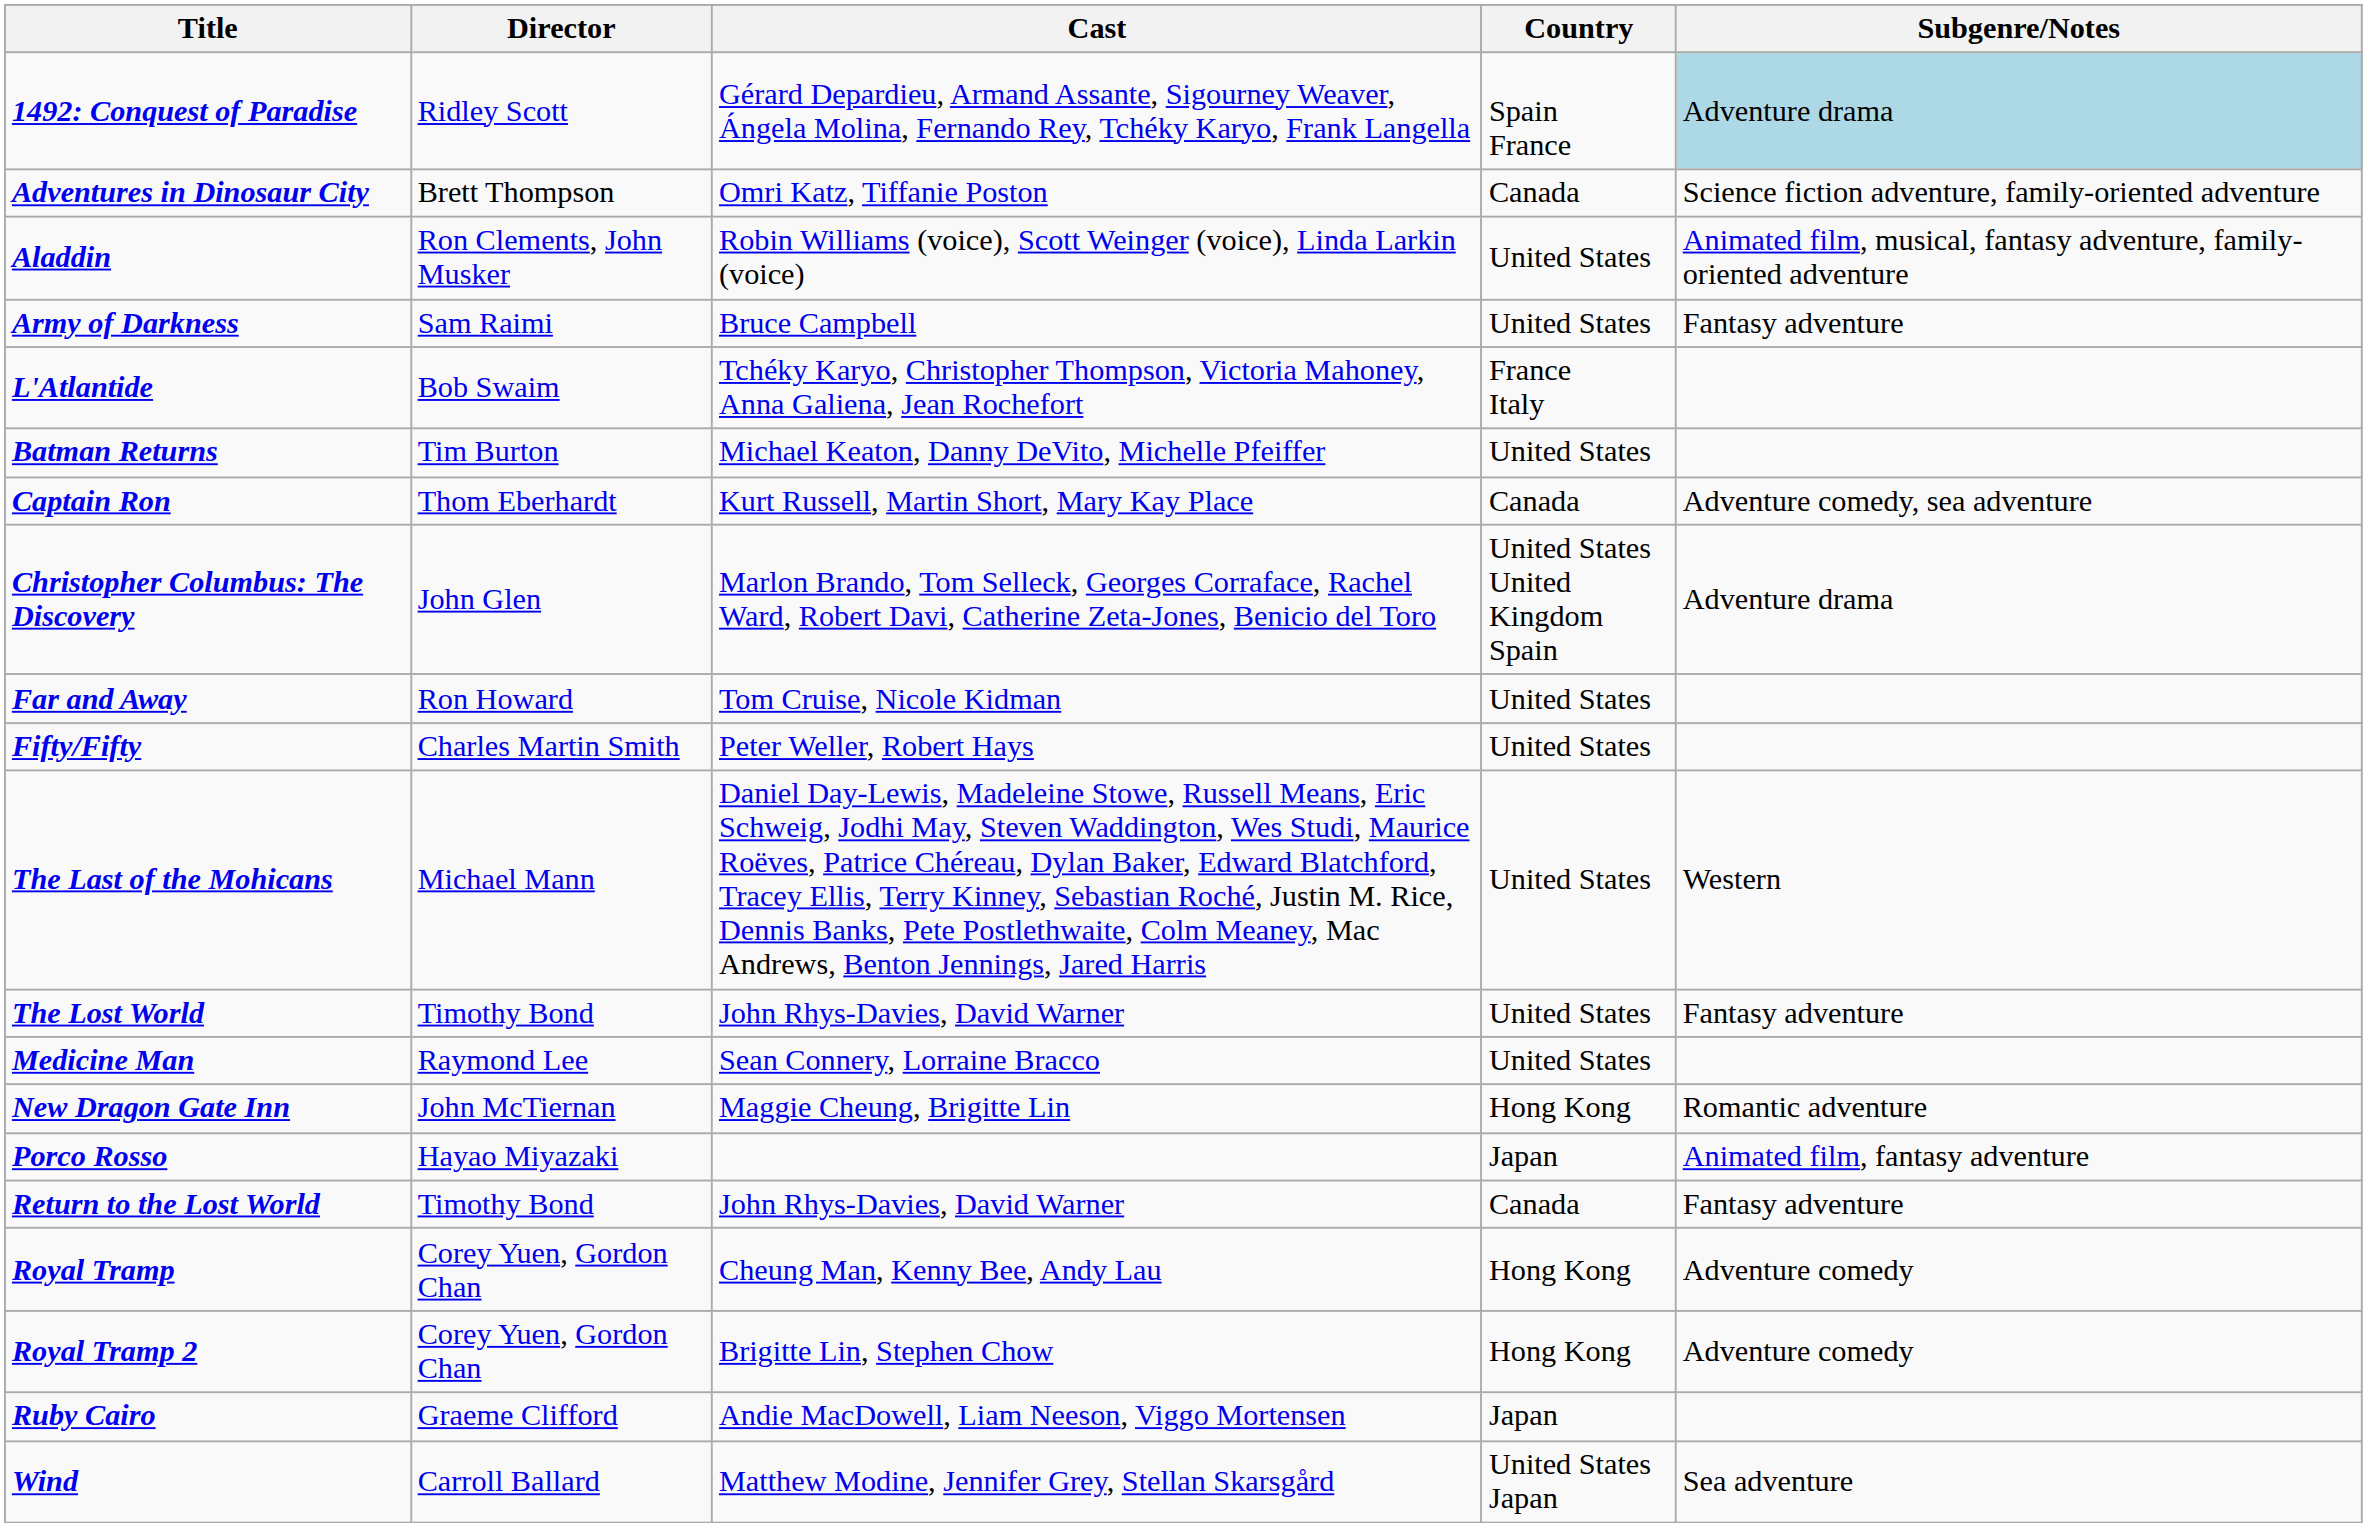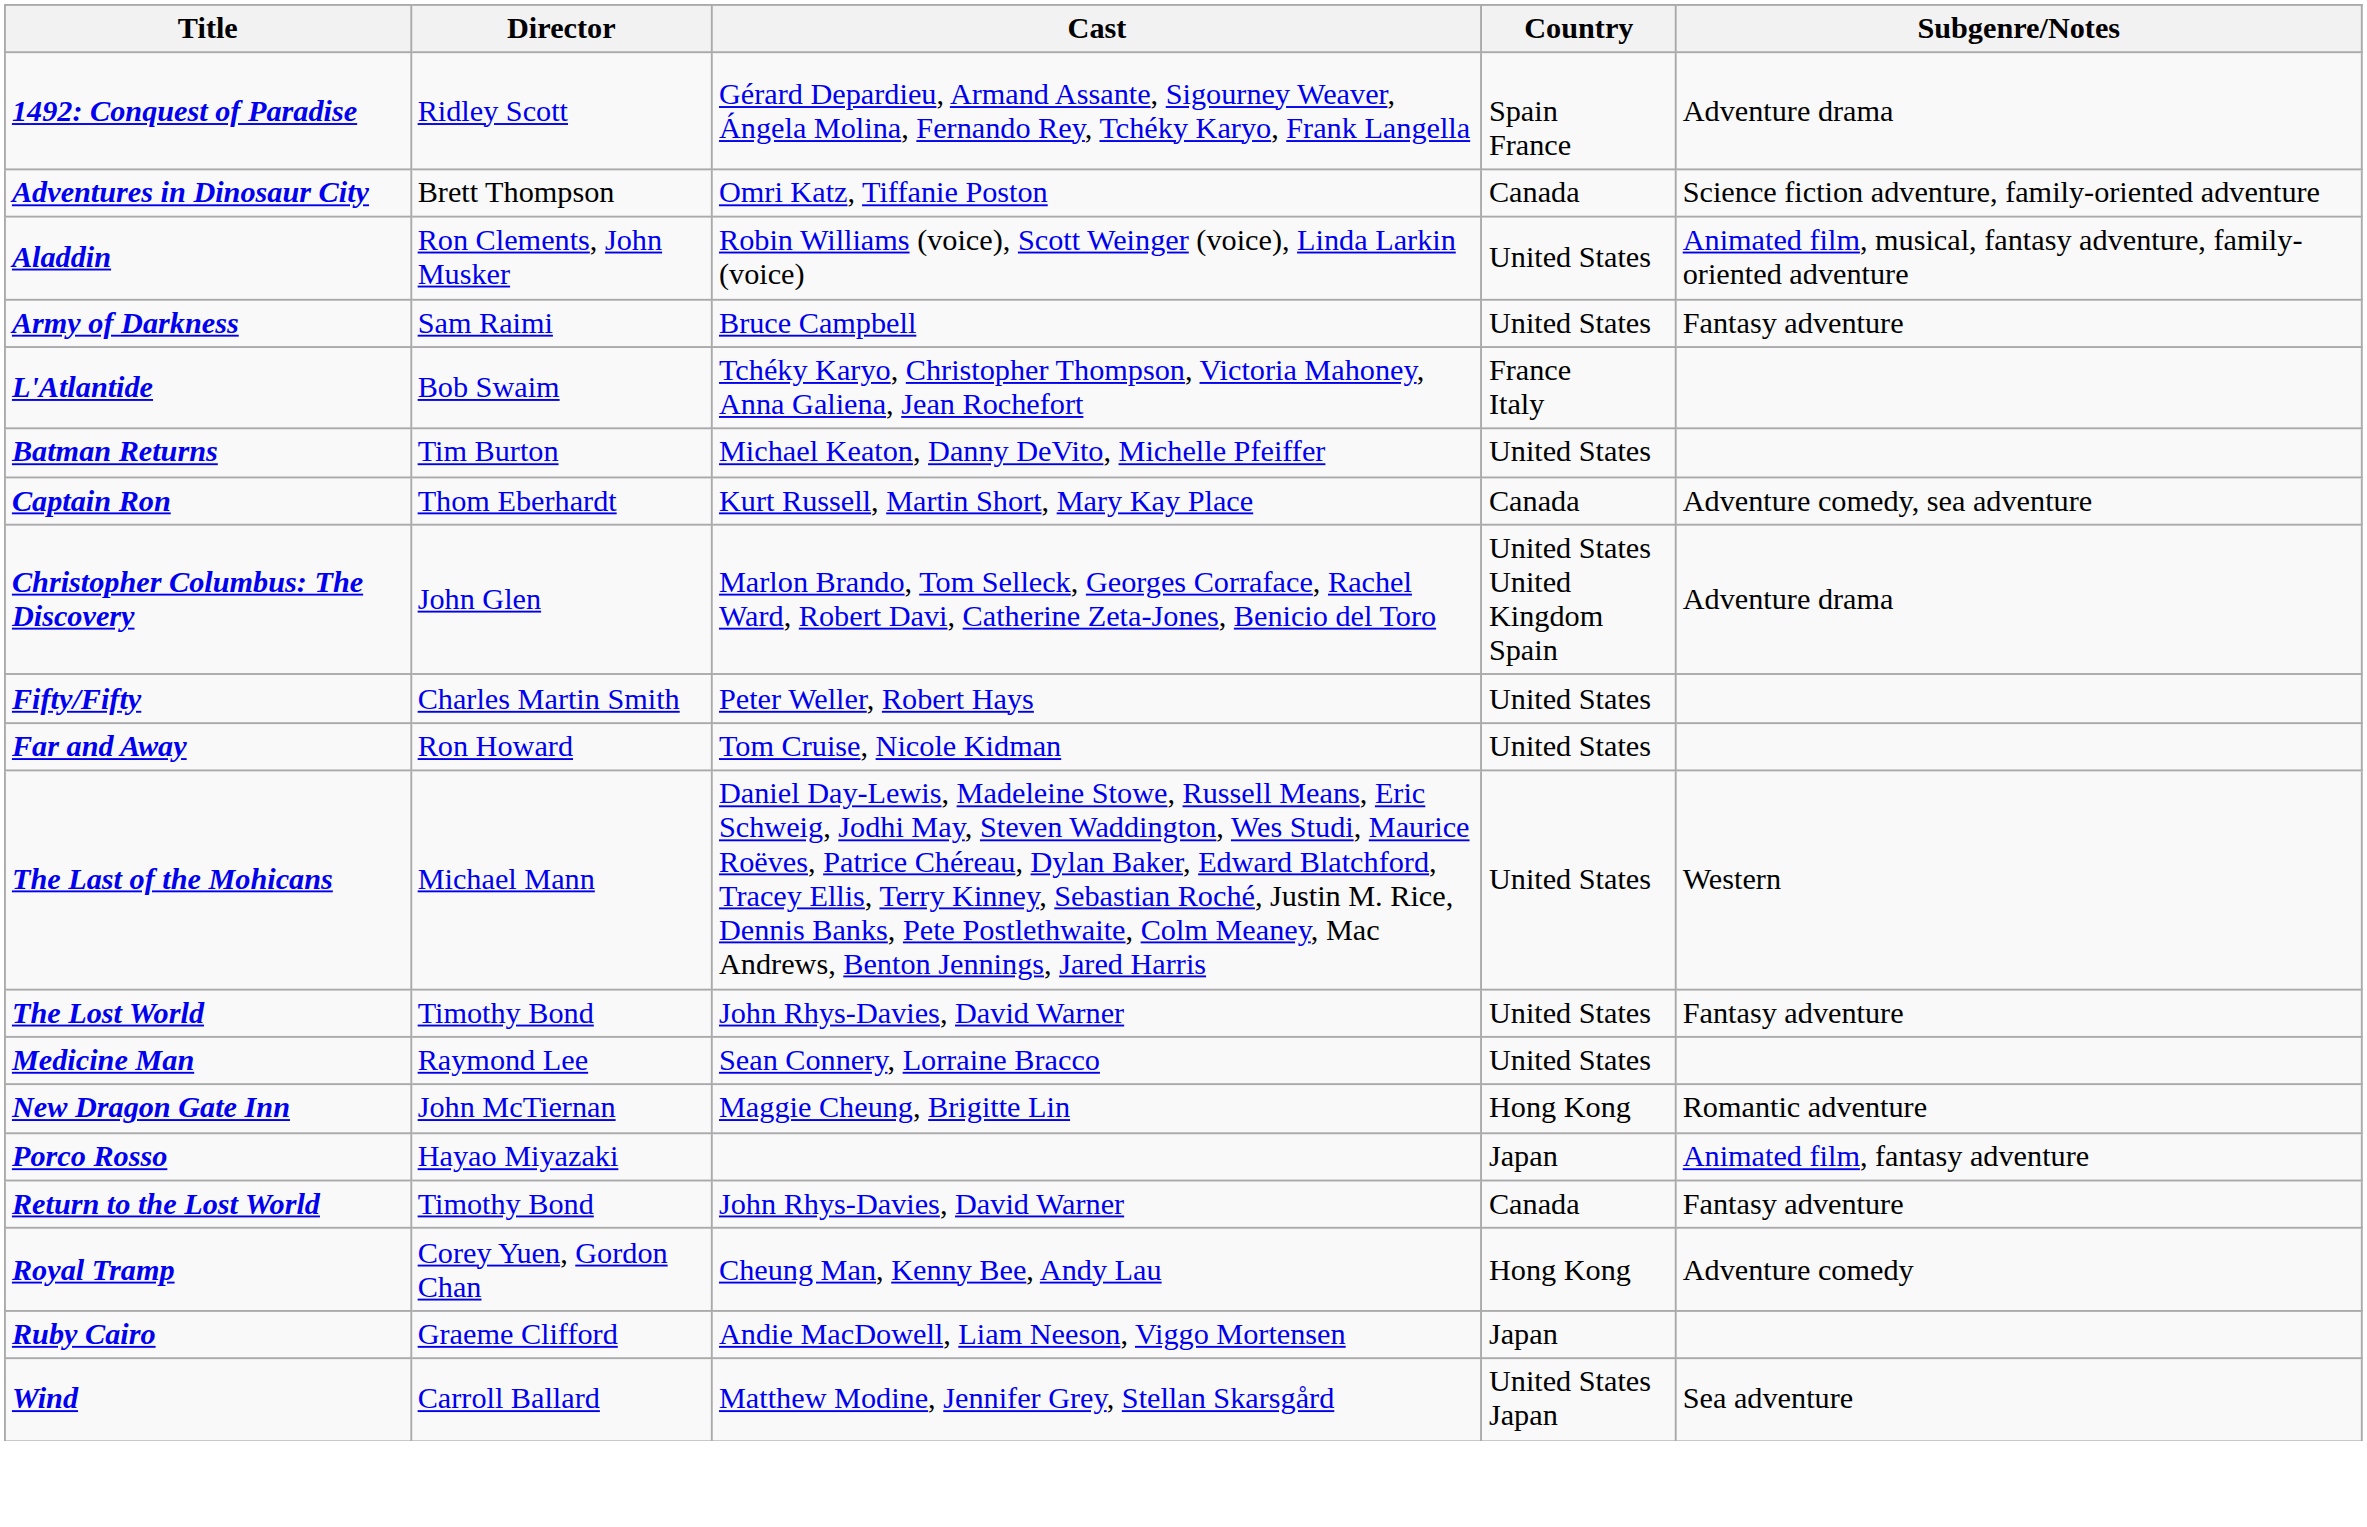(1788, 110) lightblue background -> (1788, 110) no background
rows swapped: (99, 698) <-> (77, 746)
- row: (105, 1351)
